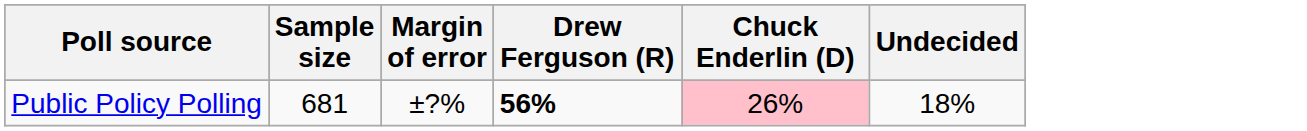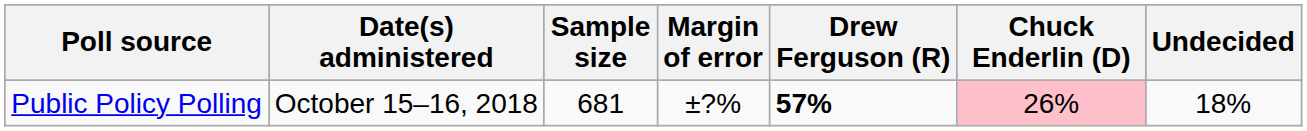+ column: (406, 42)
(528, 102) 56% -> (804, 102) 57%
